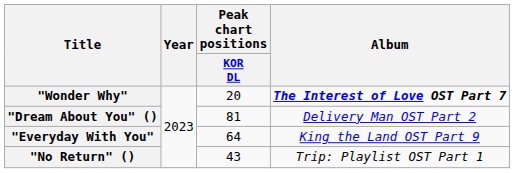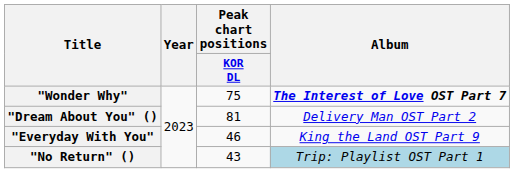(233, 96) 20 -> (233, 96) 75
(233, 137) 64 -> (233, 137) 46
(390, 157) no background -> (390, 157) lightblue background
